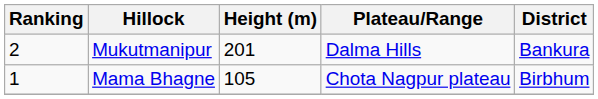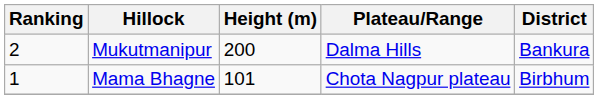(239, 49) 201 -> (239, 49) 200
(239, 79) 105 -> (239, 79) 101
